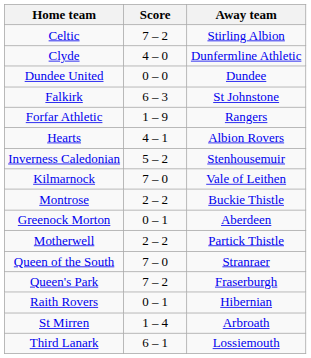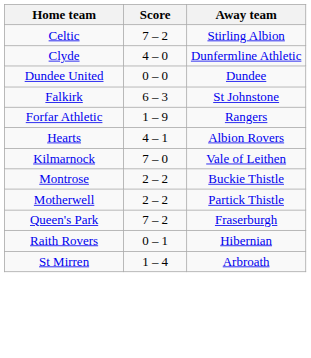- row: (64, 158)
- row: (64, 220)
- row: (64, 261)
- row: (64, 343)
